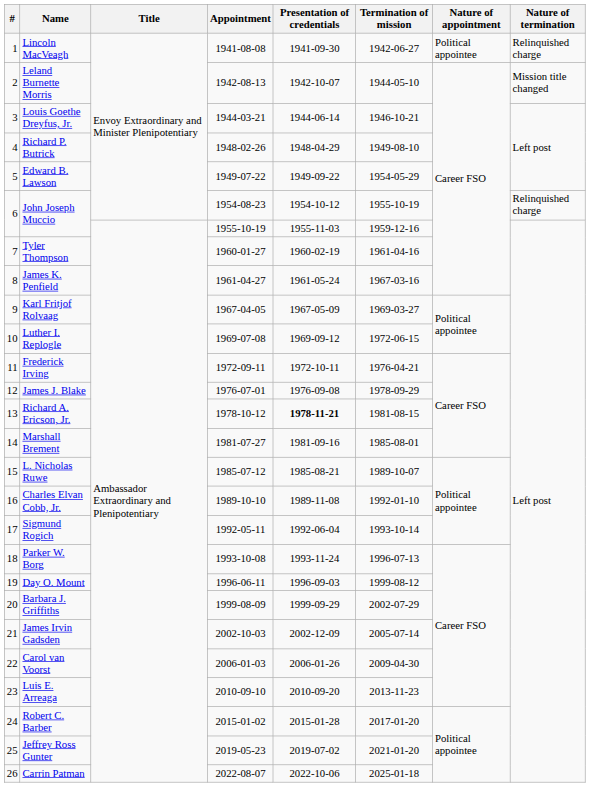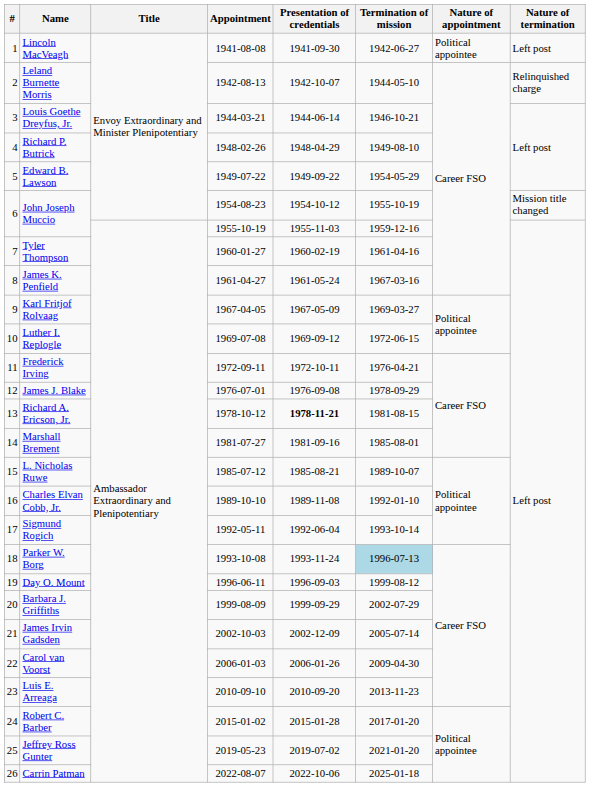(541, 48) Relinquished charge -> (532, 48) Left post
(540, 83) Mission title changed -> (541, 83) Relinquished charge
(541, 205) Relinquished charge -> (540, 205) Mission title changed
(394, 559) no background -> (394, 559) lightblue background
